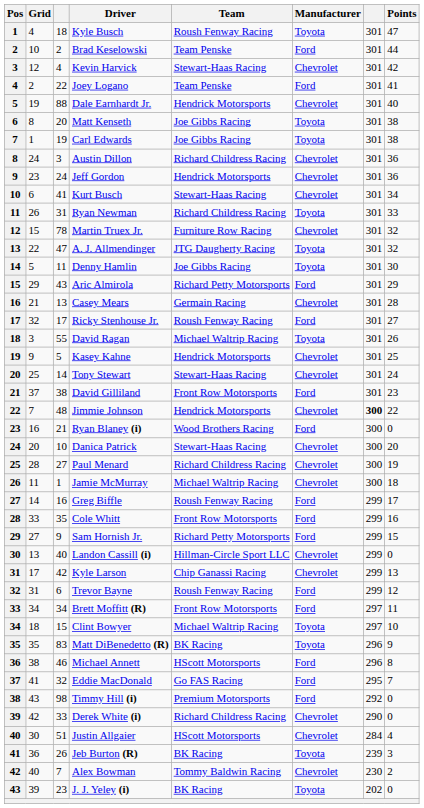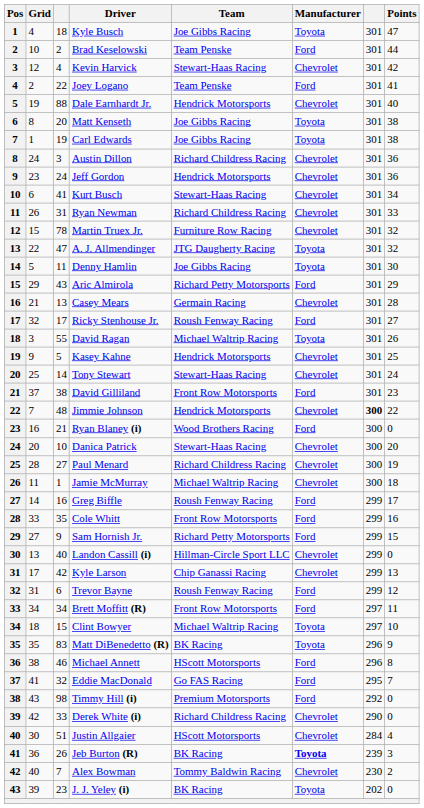(223, 31) Roush Fenway Racing -> (212, 31) Joe Gibbs Racing
(310, 212) Toyota -> (316, 212) Chevrolet
(310, 753) normal -> (311, 753) bold
